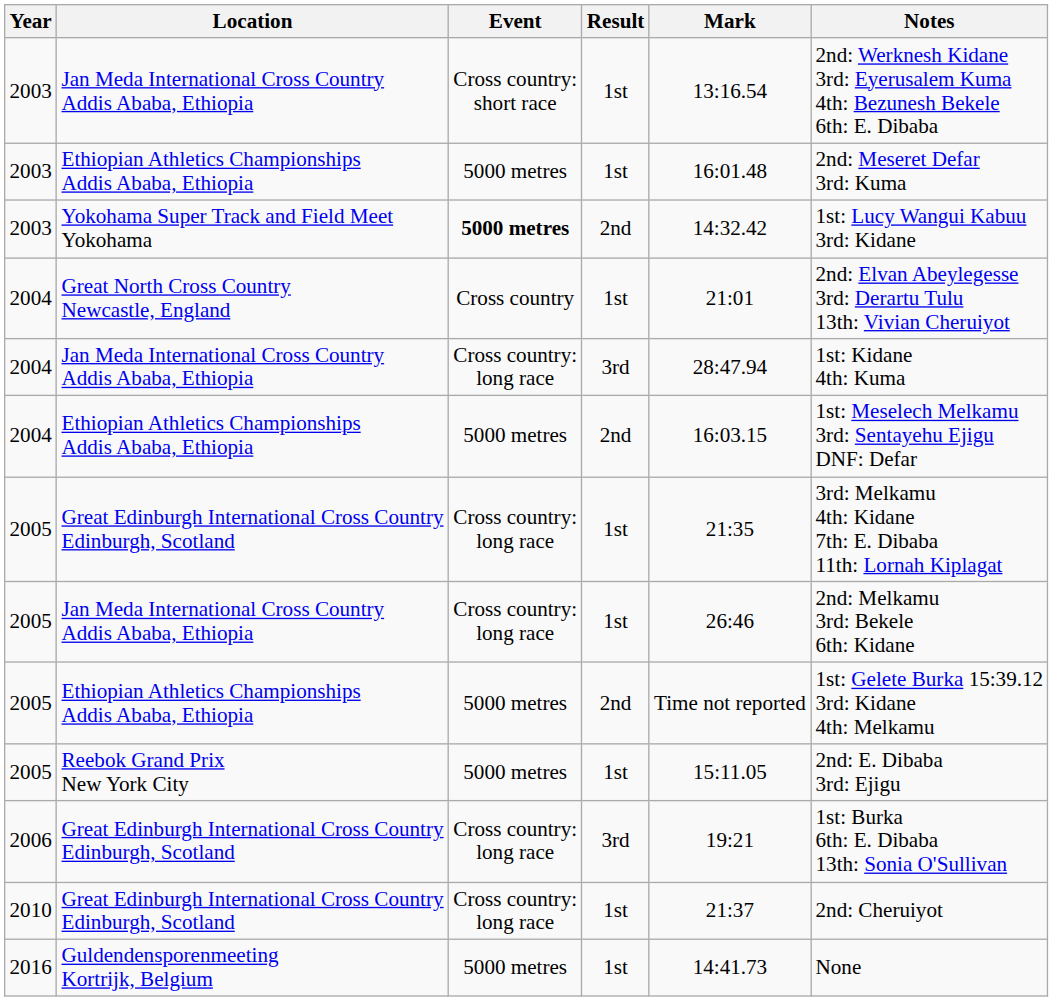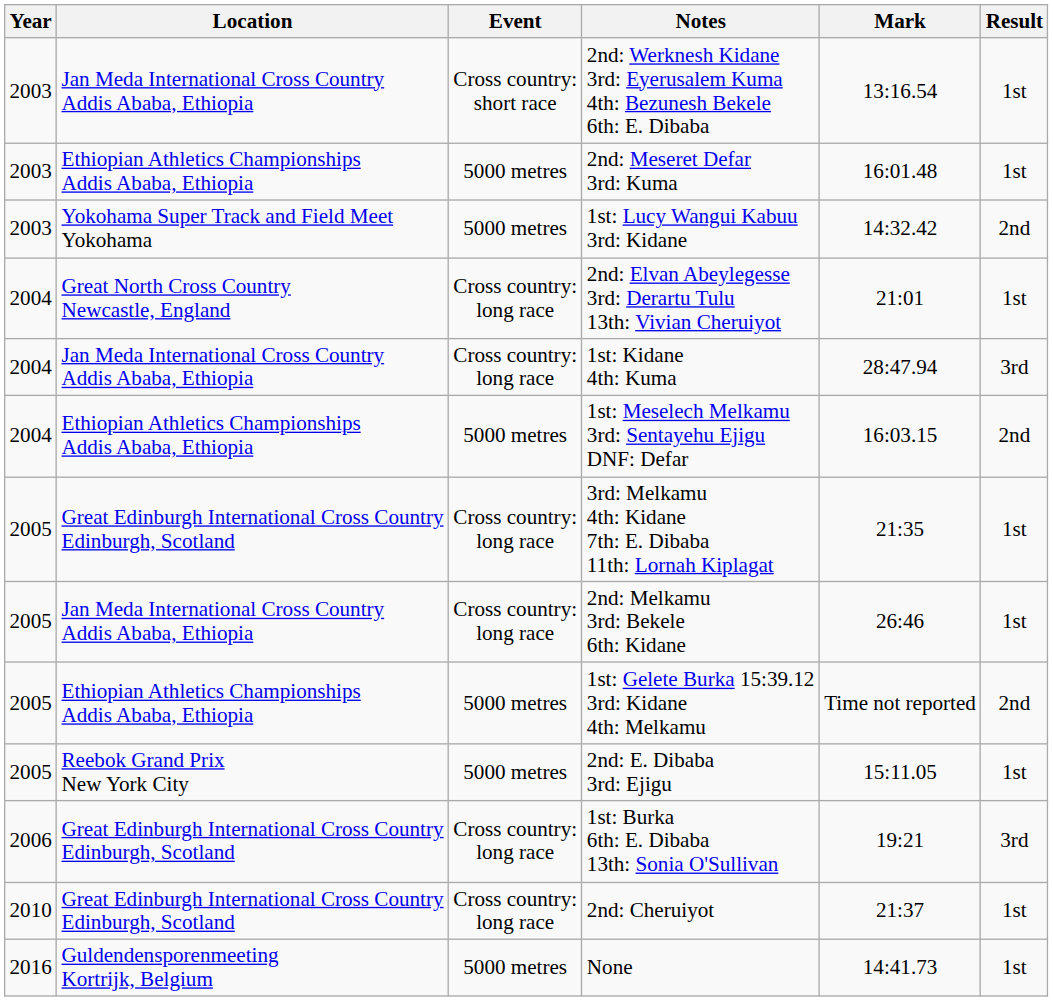columns swapped: (616, 21) <-> (929, 21)
(515, 228) bold -> (515, 228) normal
(515, 297) Cross country -> (515, 297) Cross country: long race
